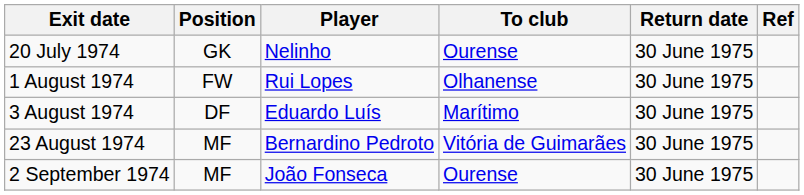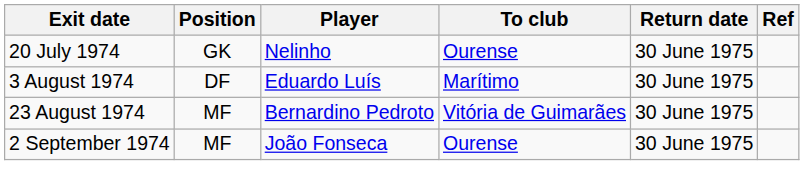- row: (72, 81)
